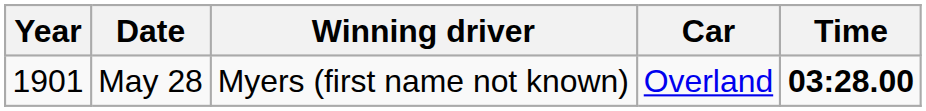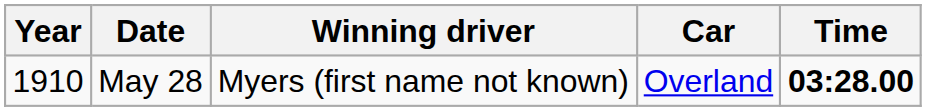(48, 81) 1901 -> (48, 81) 1910
